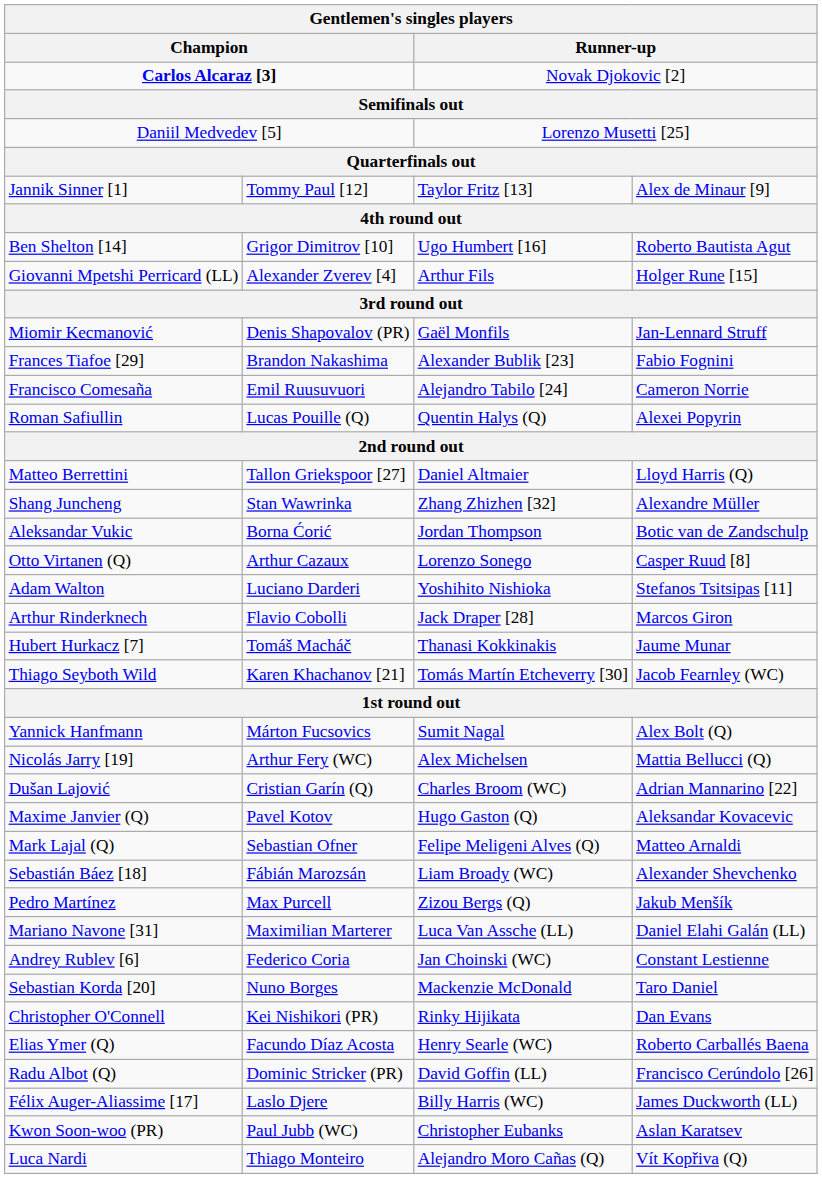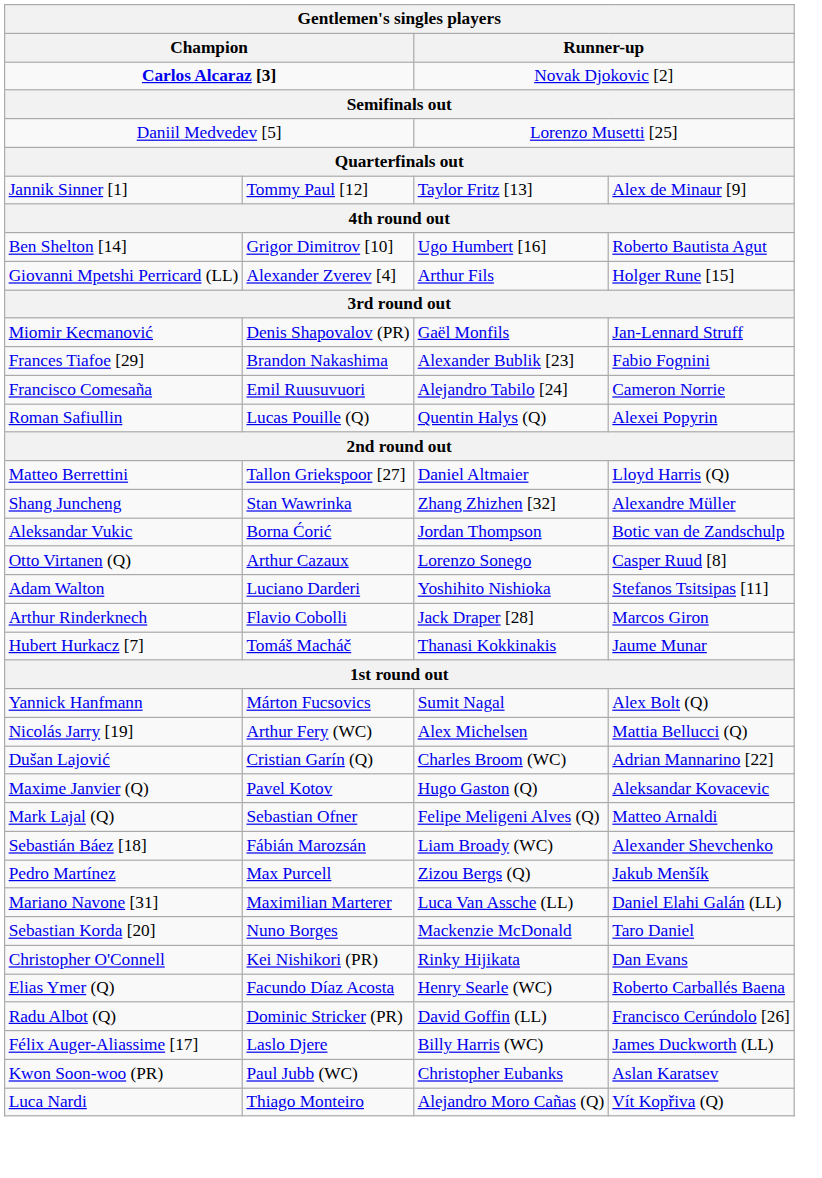- row: (82, 674)
- row: (74, 959)
